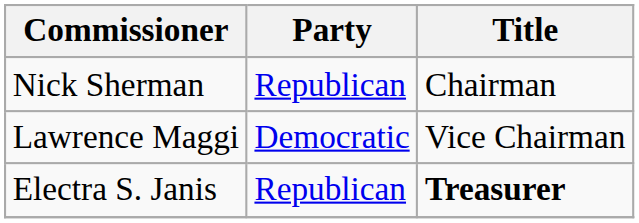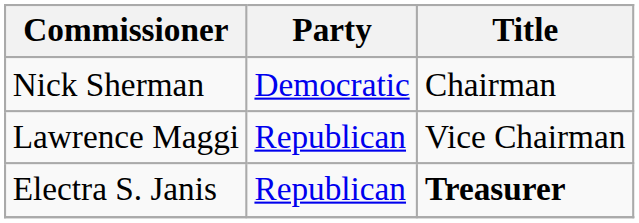(330, 83) Republican -> (332, 83) Democratic
(332, 136) Democratic -> (330, 136) Republican
